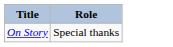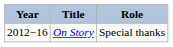+ column: (27, 14)
